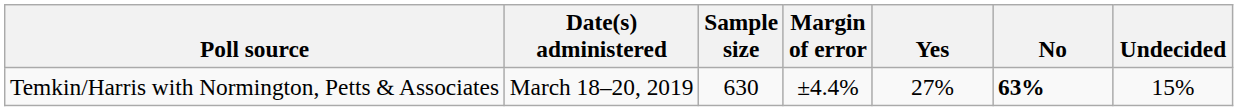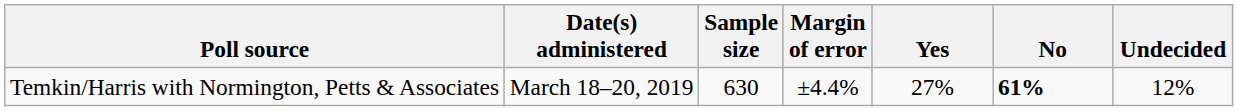(1021, 86) 63% -> (1021, 86) 61%
(1173, 86) 15% -> (1173, 86) 12%
